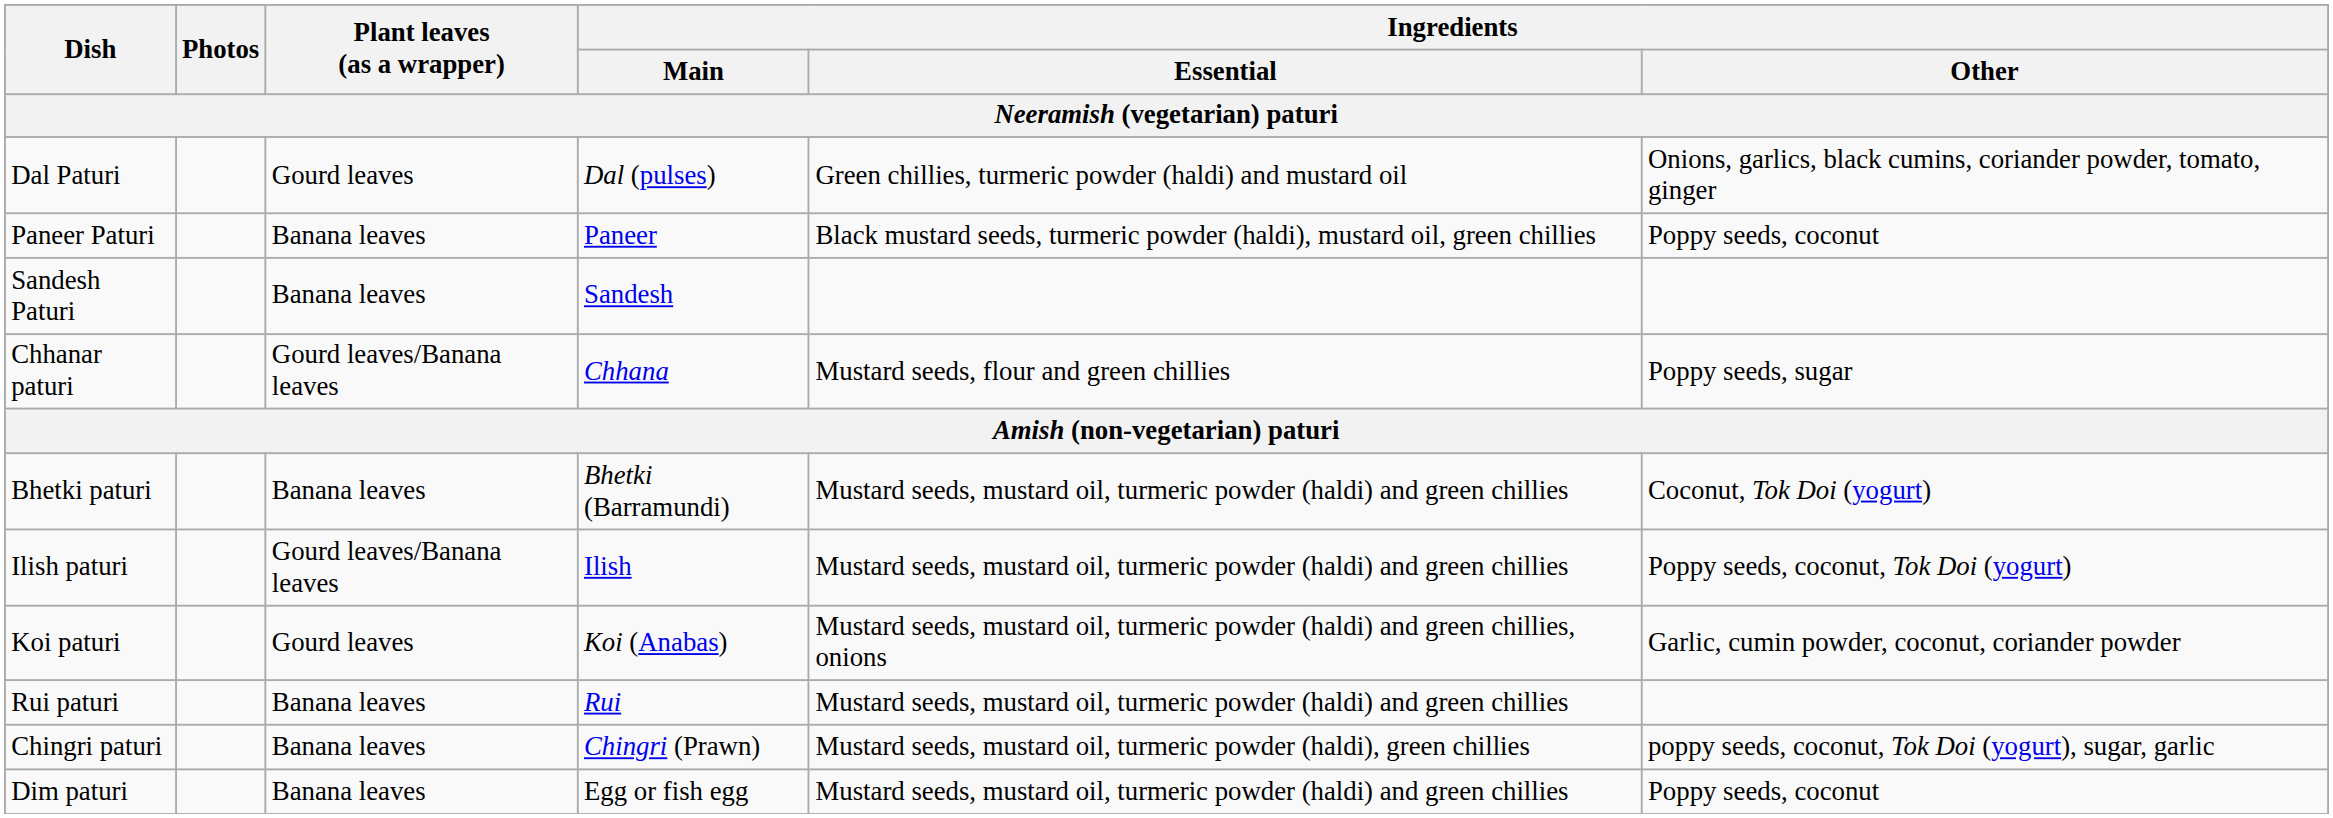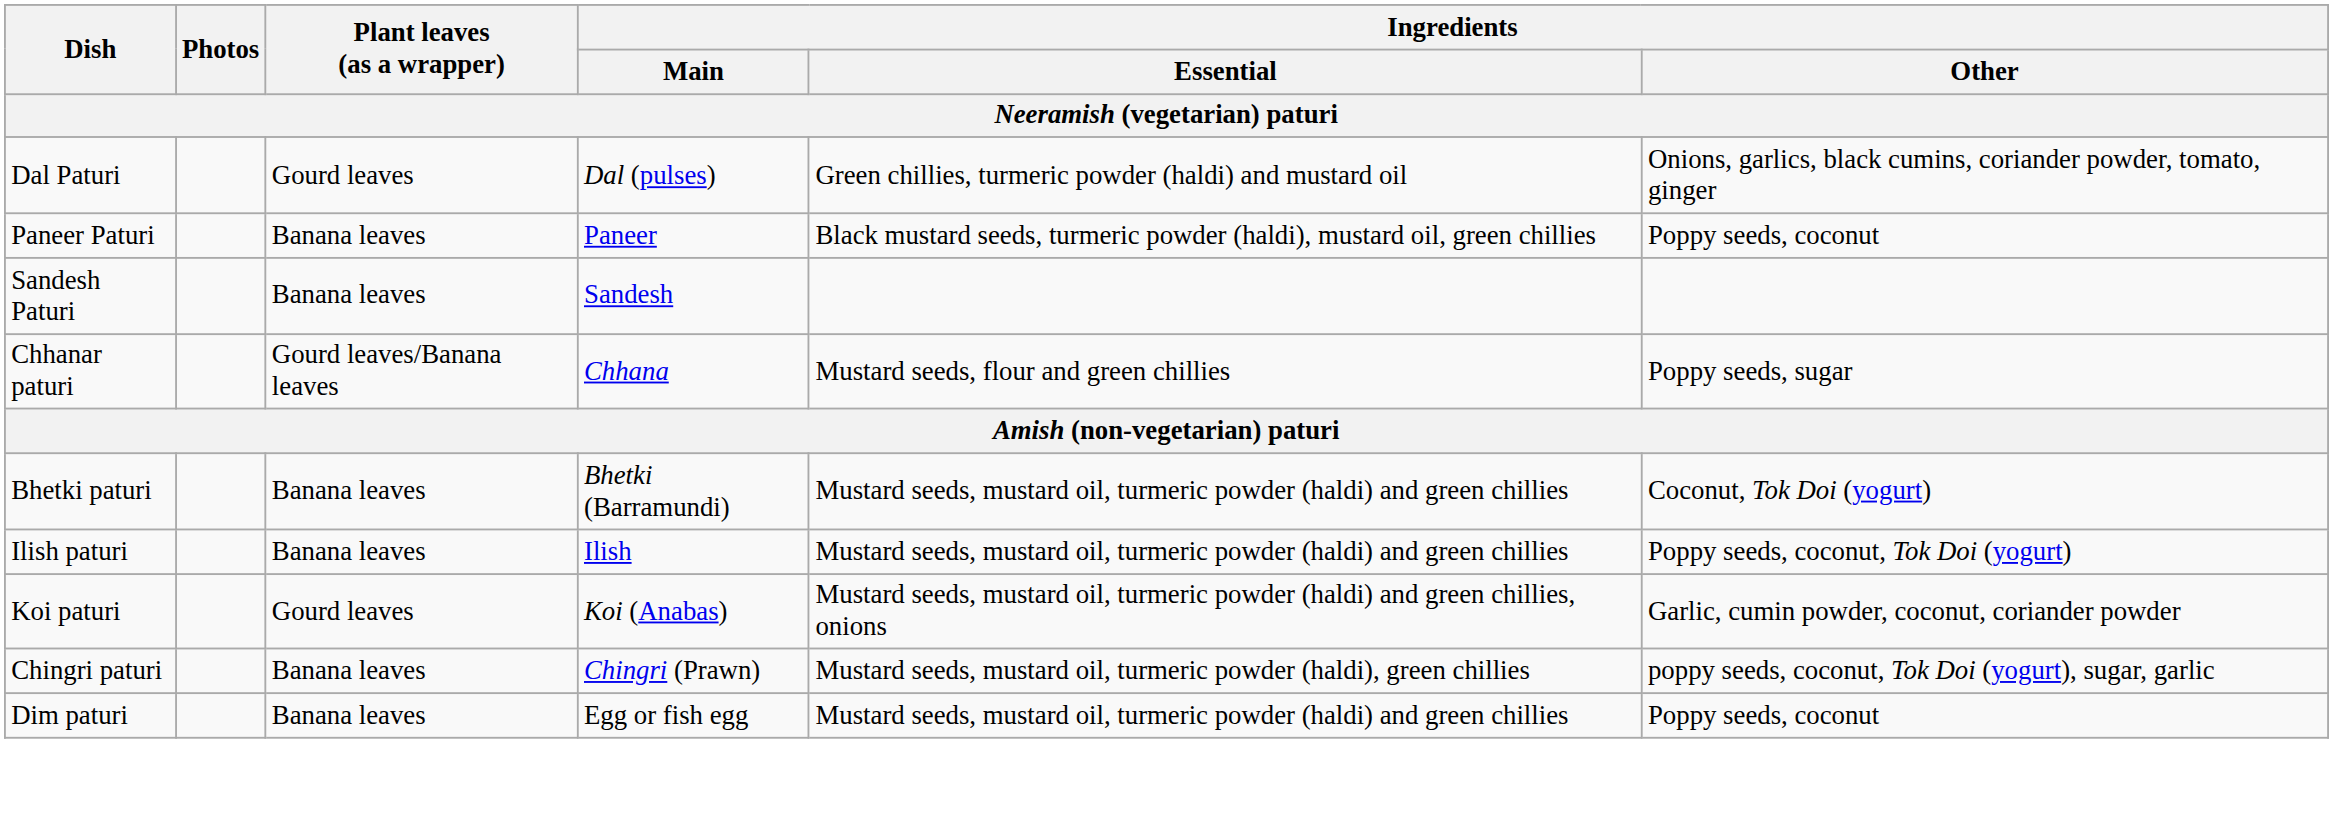(387, 566) Gourd leaves/Banana leaves -> (349, 551) Banana leaves
- row: (65, 702)
